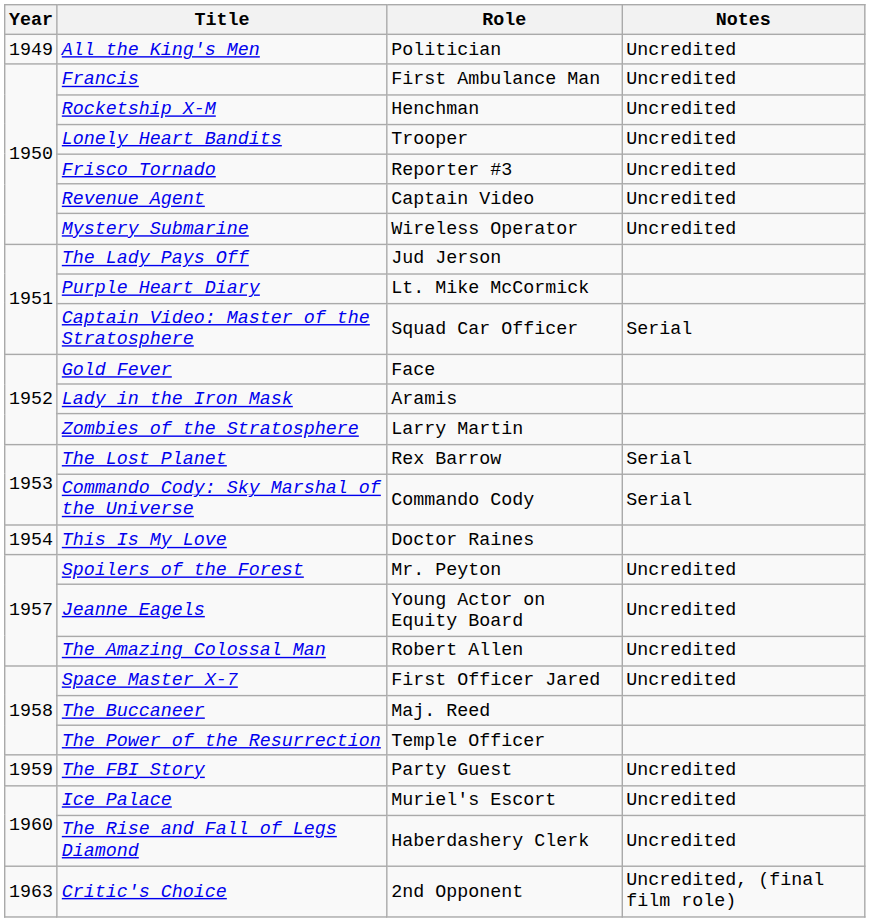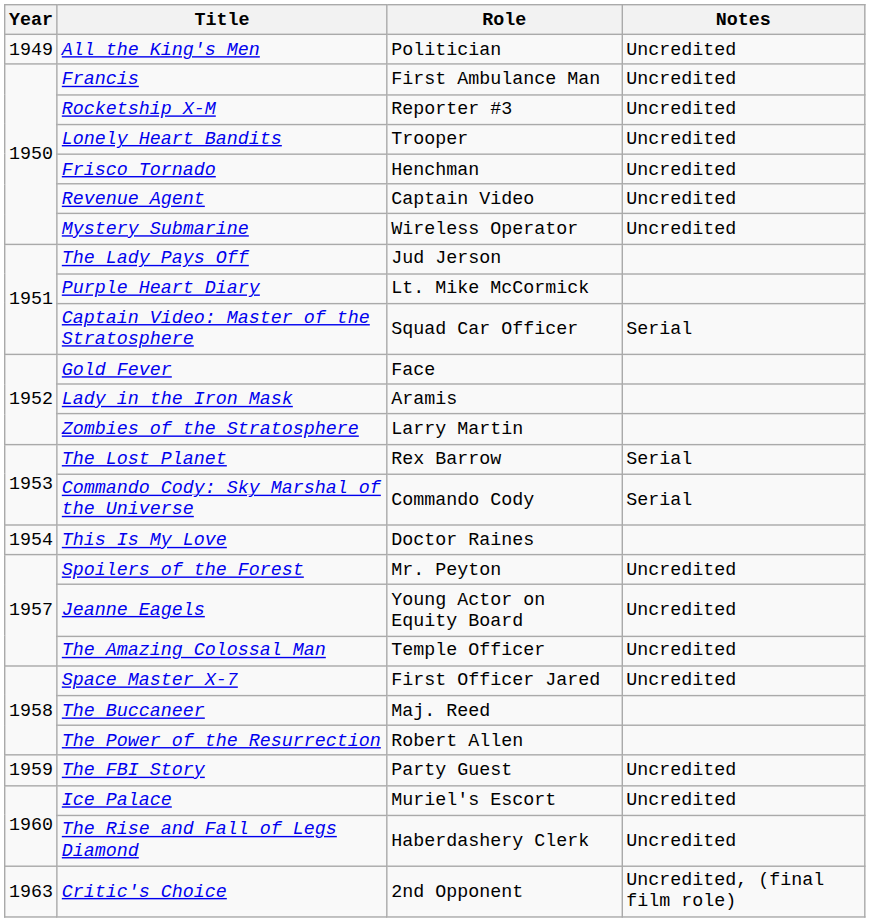(435, 109) Henchman -> (452, 109) Reporter #3
(452, 169) Reporter #3 -> (435, 169) Henchman
(457, 651) Robert Allen -> (468, 651) Temple Officer
(468, 740) Temple Officer -> (457, 740) Robert Allen
